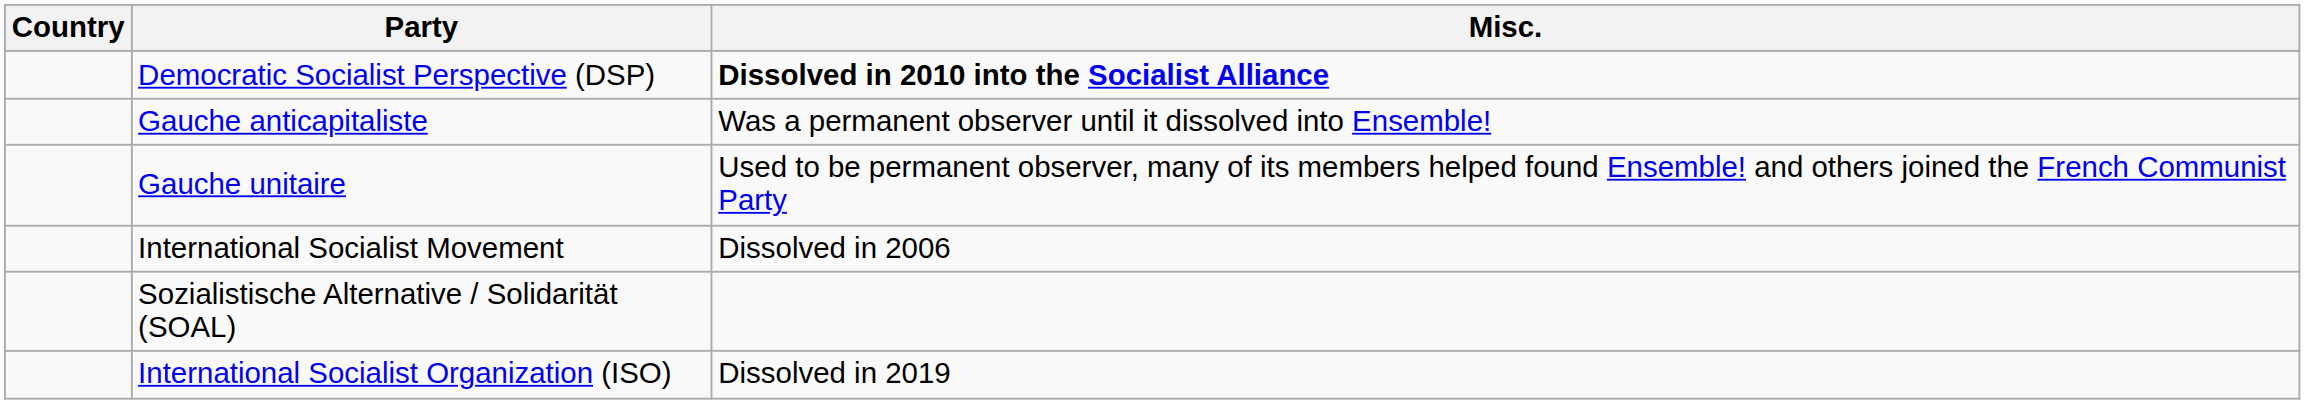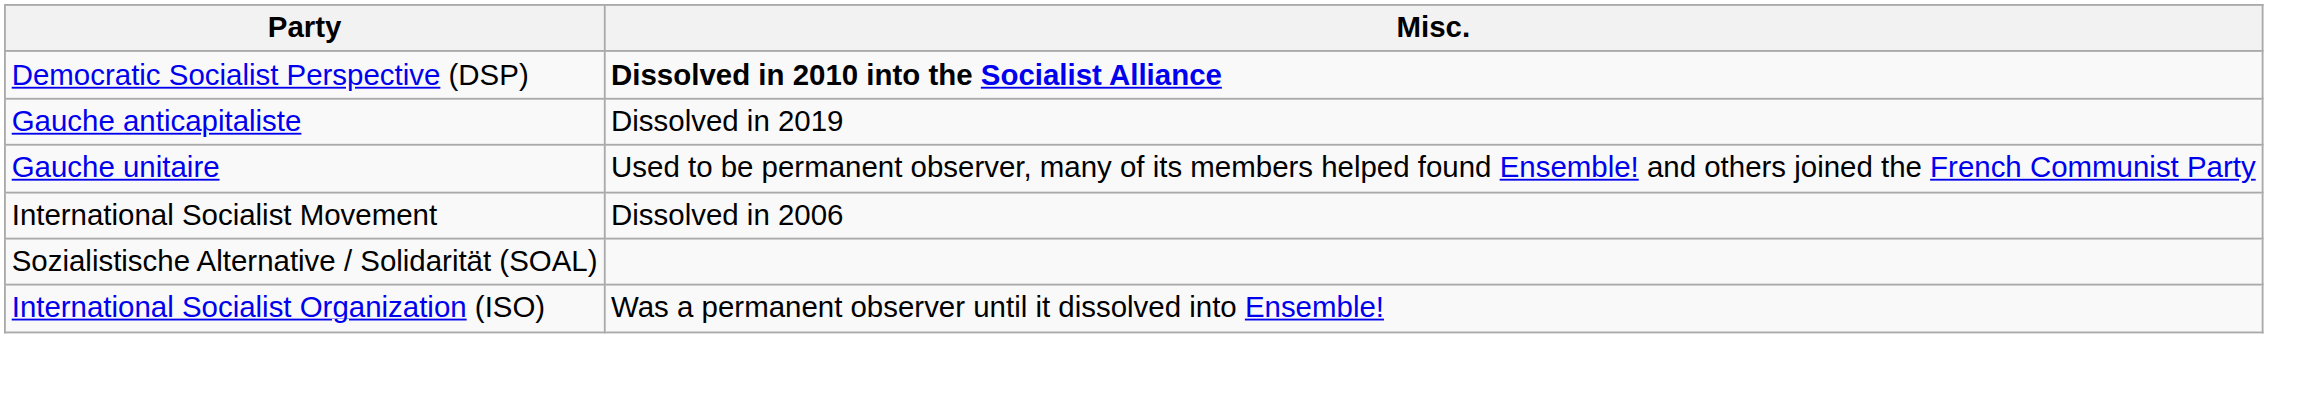- column: (68, 27)
(1105, 121) Was a permanent observer until it dissolved into Ensemble! -> (727, 121) Dissolved in 2019
(834, 374) Dissolved in 2019 -> (998, 307) Was a permanent observer until it dissolved into Ensemble!
